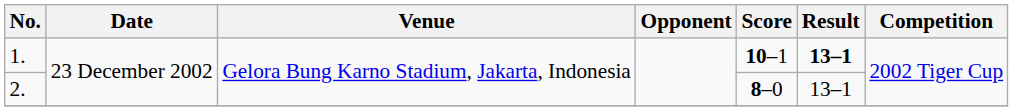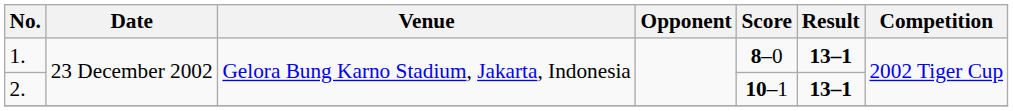(767, 55) 10–1 -> (767, 55) 8–0
(767, 88) 8–0 -> (767, 88) 10–1
(831, 88) normal -> (831, 88) bold
